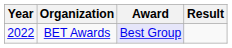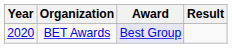(21, 33) 2022 -> (21, 33) 2020
